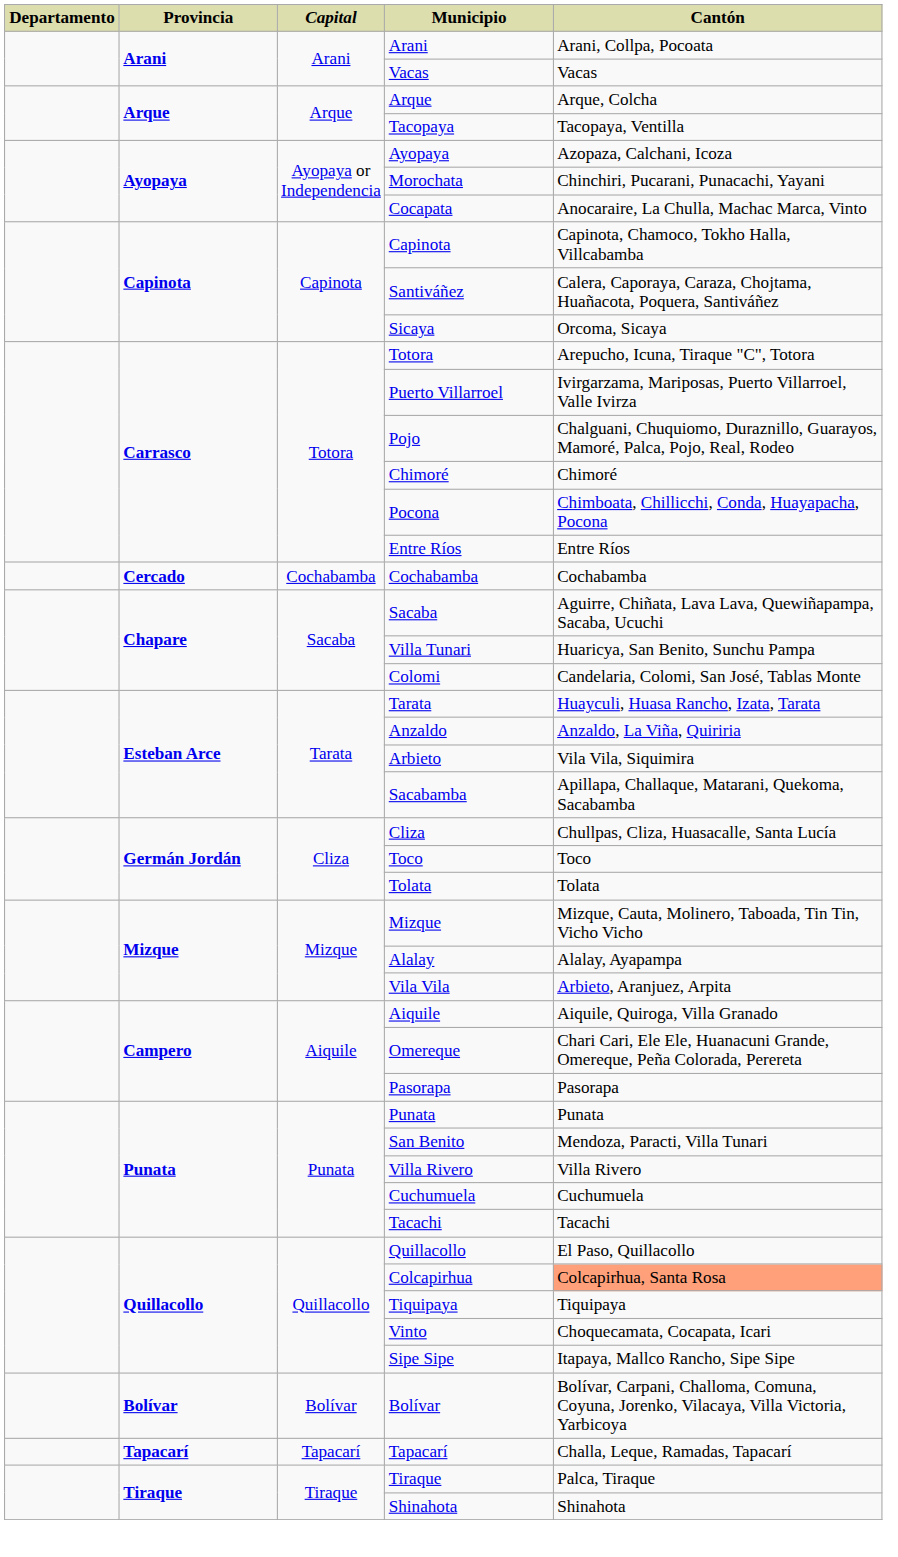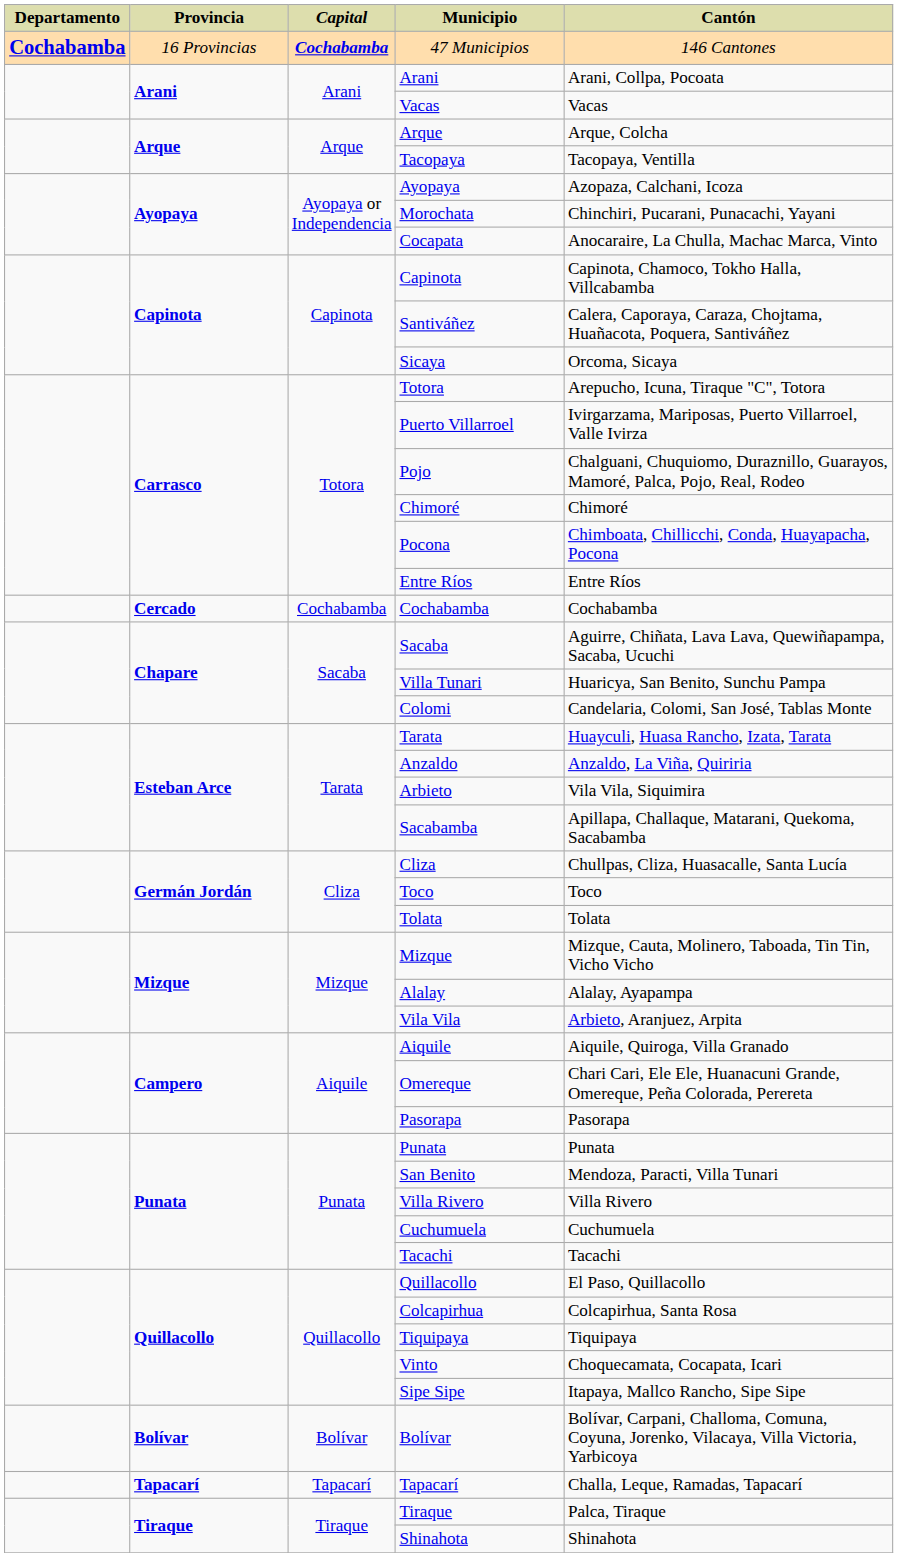+ row: (480, 48)
(642, 1277) lightsalmon background -> (652, 1310) no background
